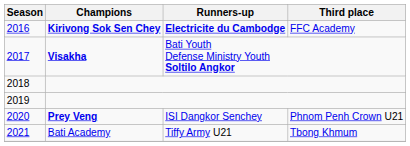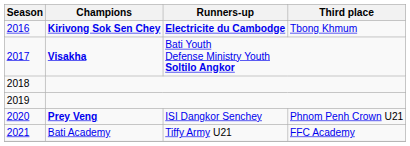(322, 28) FFC Academy -> (324, 28) Tbong Khmum
(324, 133) Tbong Khmum -> (322, 133) FFC Academy
